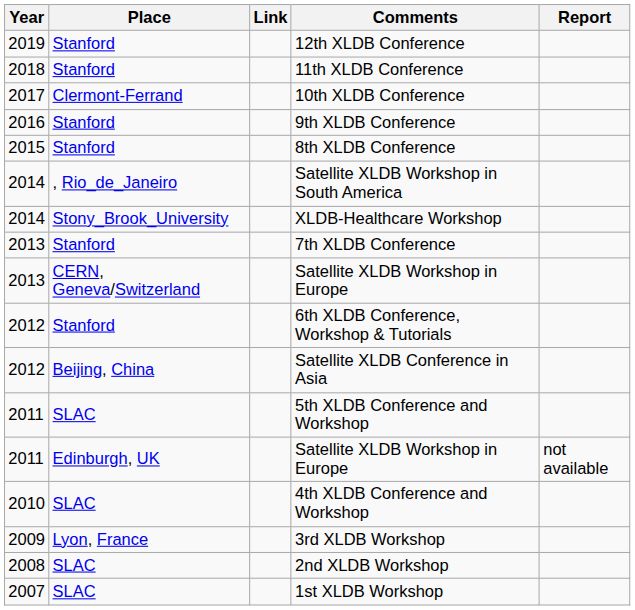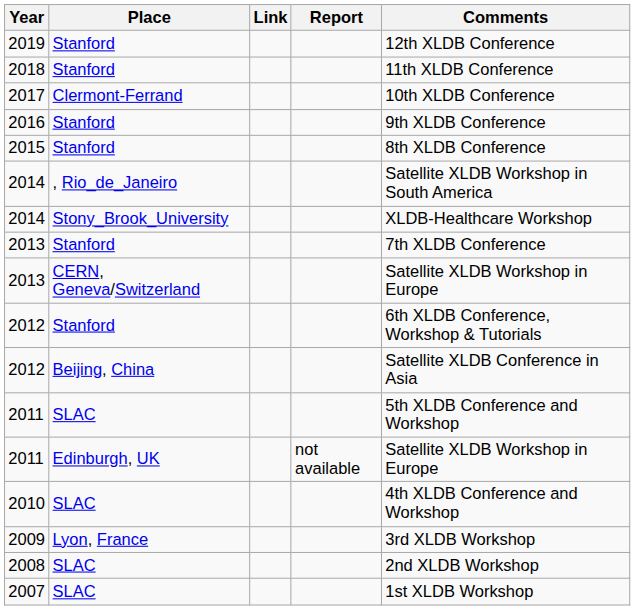columns swapped: (585, 17) <-> (415, 17)
